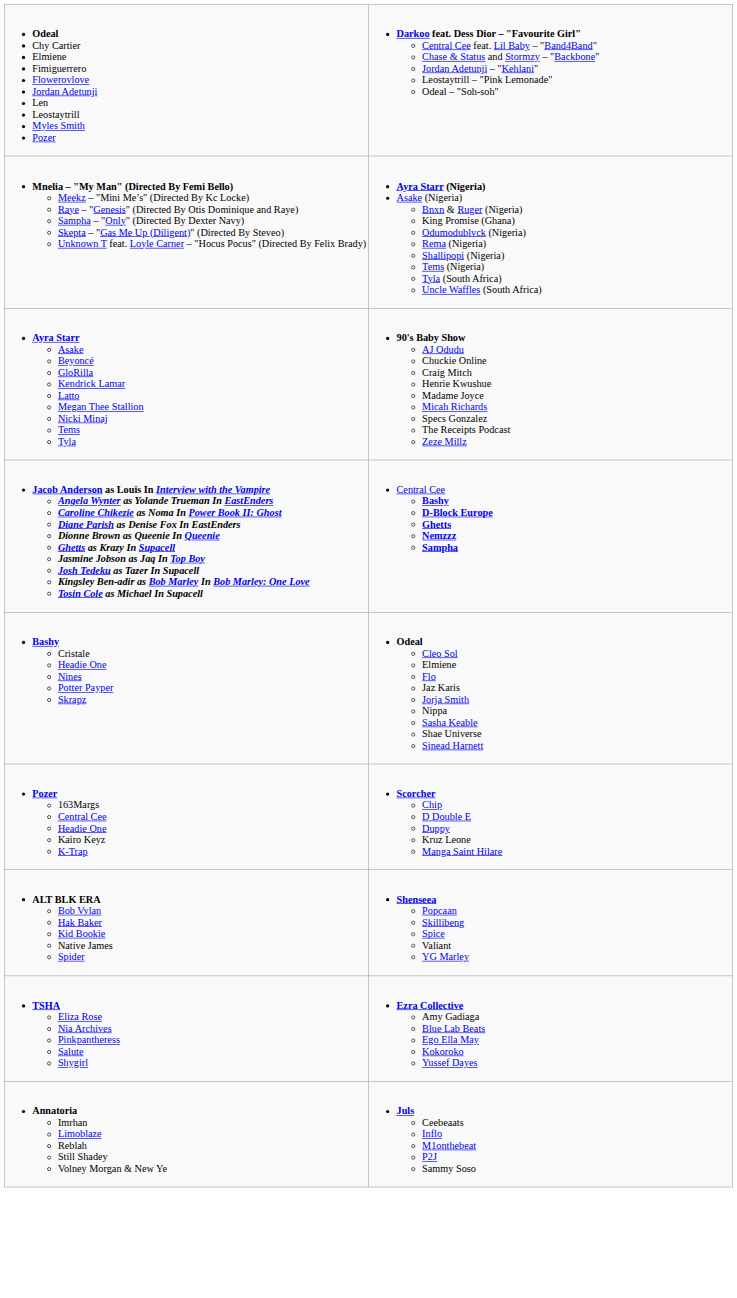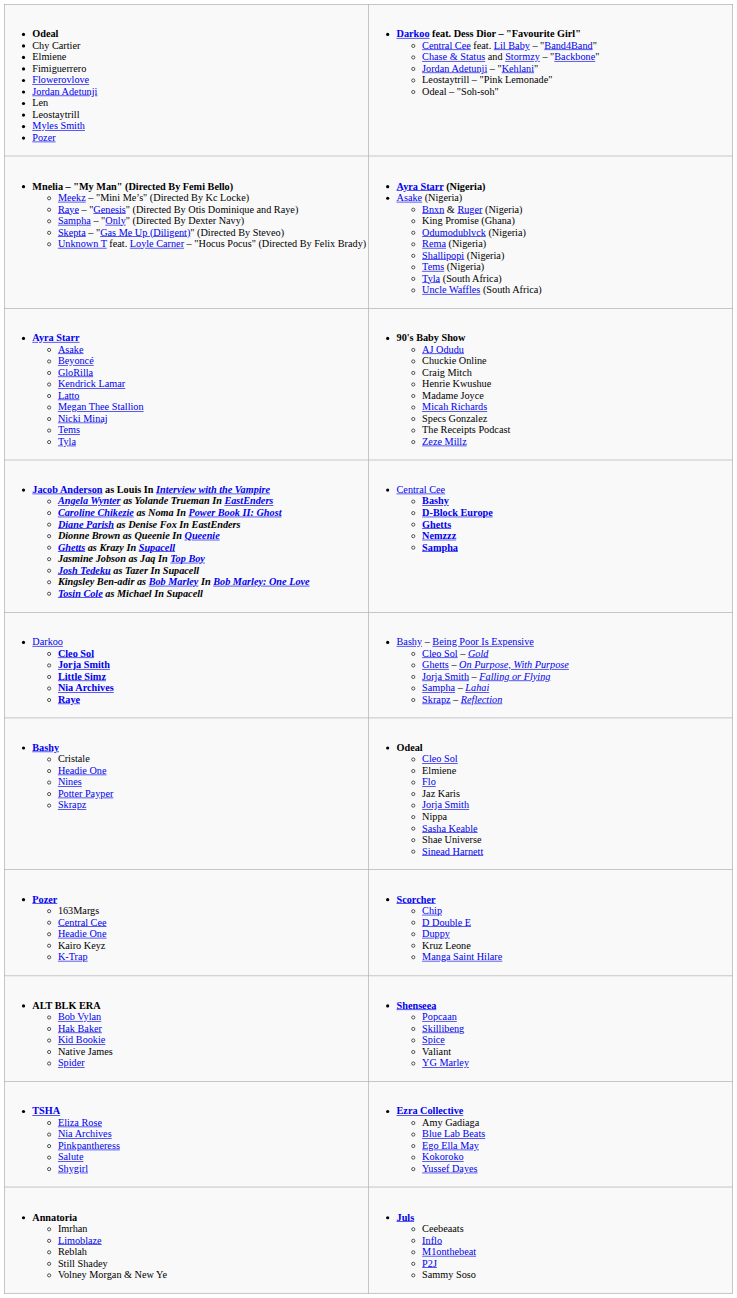+ row: (186, 671)
